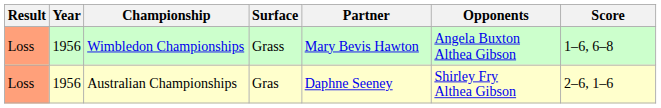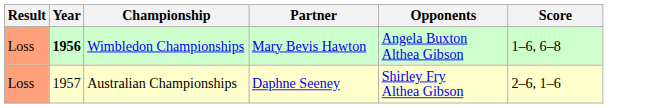- column: (275, 15)
(67, 45) normal -> (67, 45) bold
(67, 84) 1956 -> (67, 84) 1957
